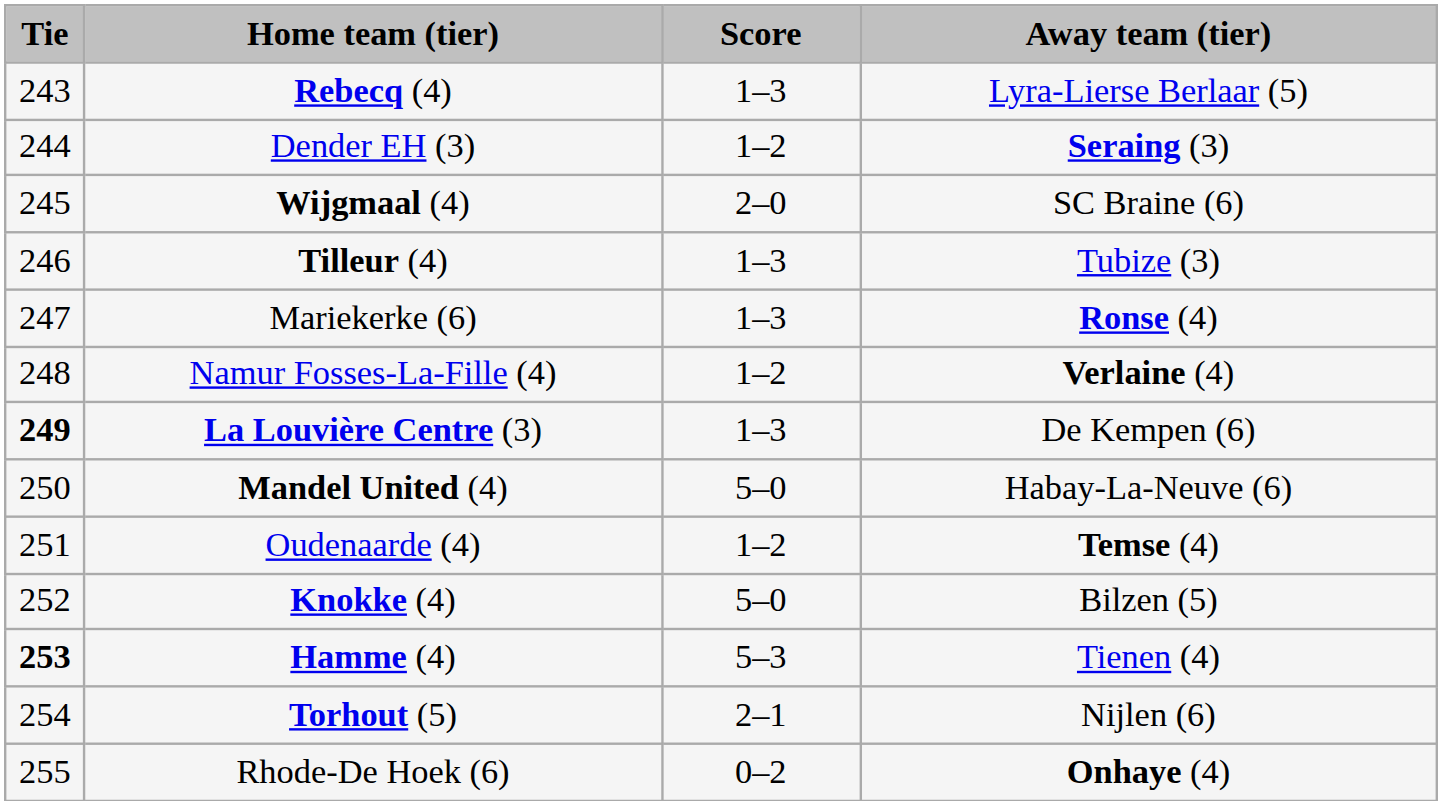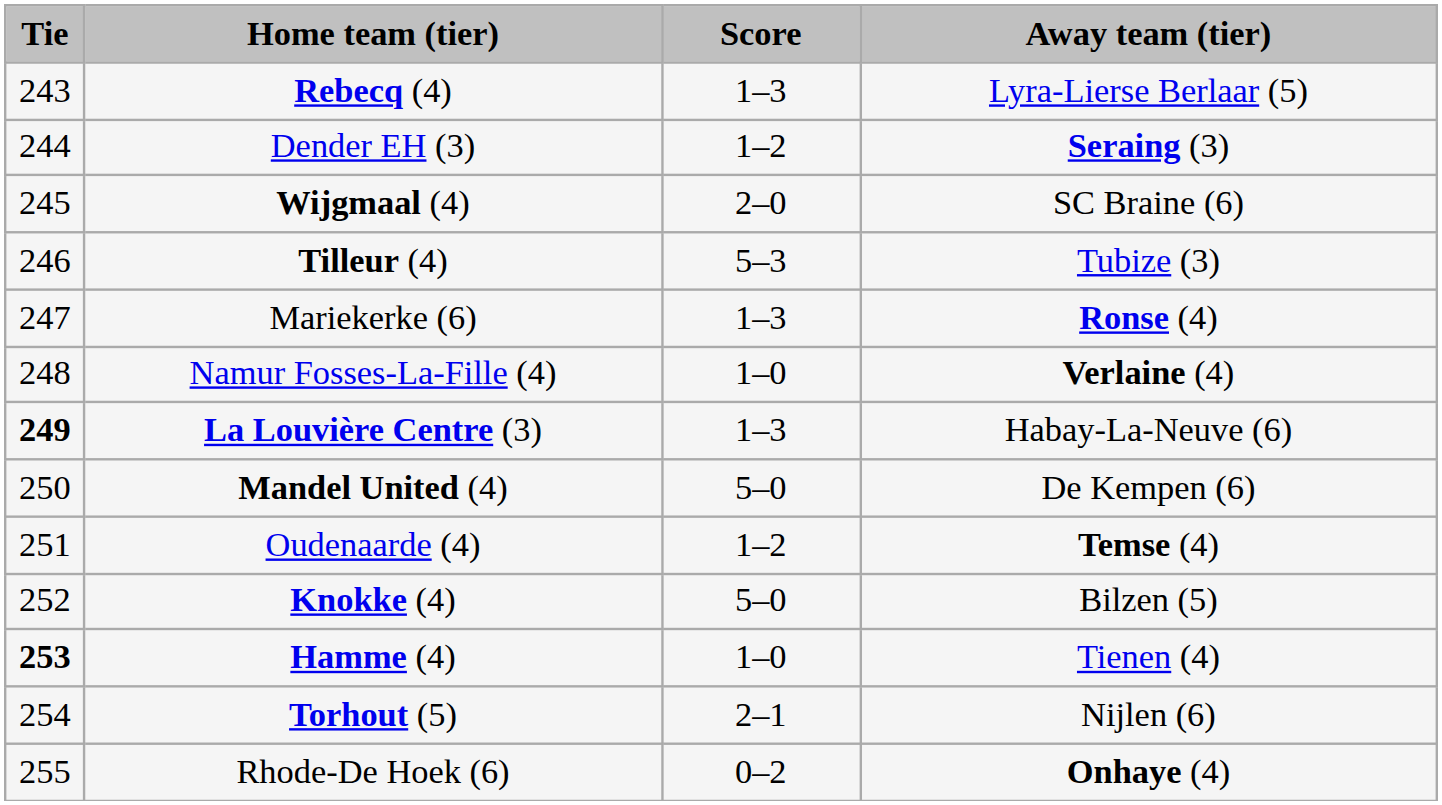(761, 260) 1–3 -> (761, 260) 5–3
(761, 373) 1–2 -> (761, 373) 1–0
(1148, 430) De Kempen (6) -> (1148, 430) Habay-La-Neuve (6)
(1148, 487) Habay-La-Neuve (6) -> (1148, 487) De Kempen (6)
(761, 657) 5–3 -> (761, 657) 1–0
